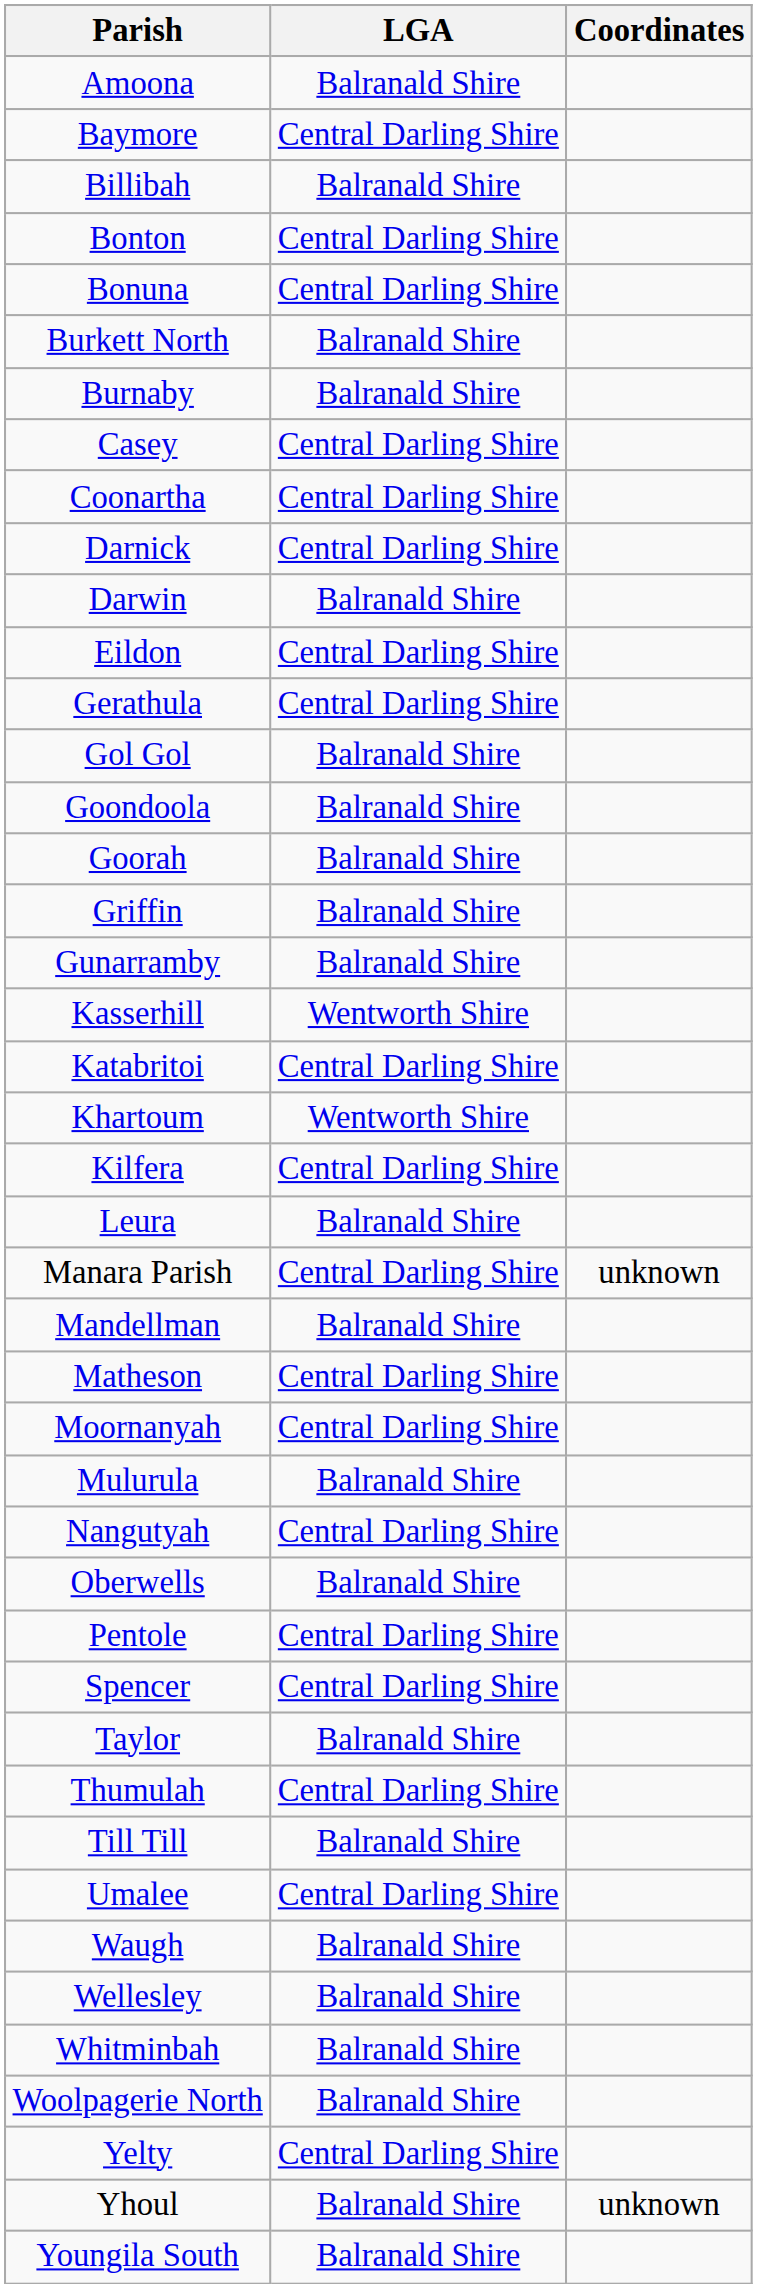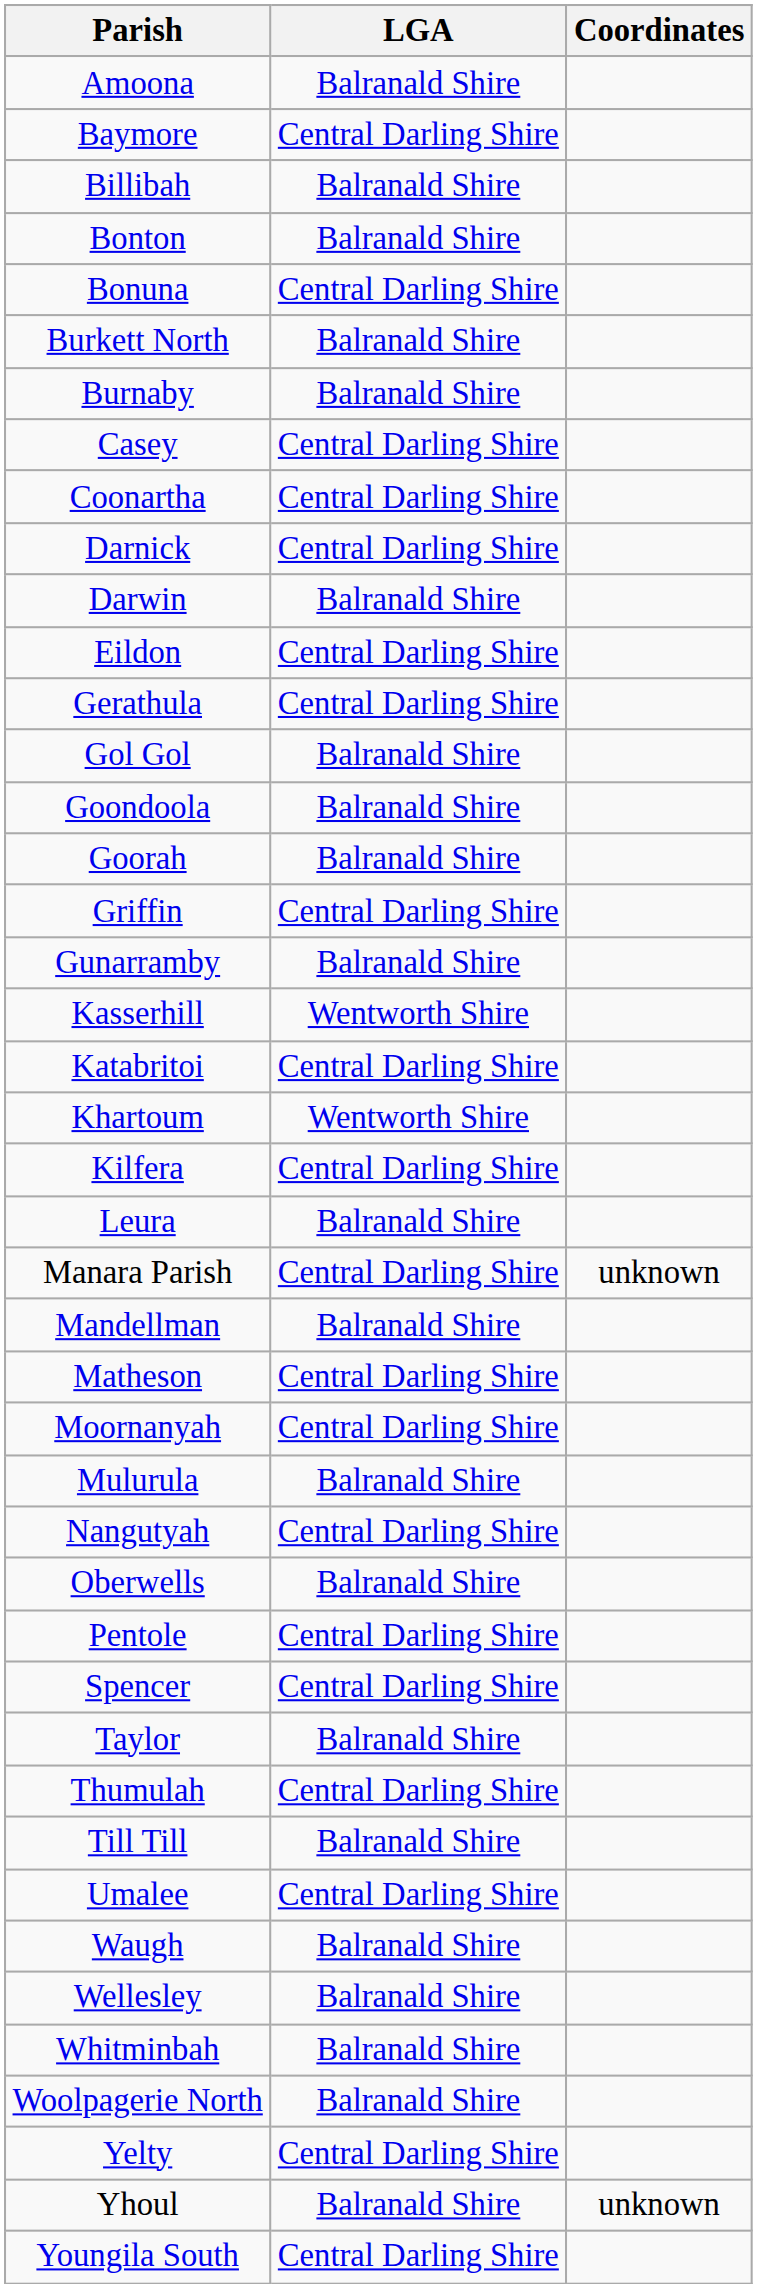(418, 237) Central Darling Shire -> (418, 237) Balranald Shire
(418, 910) Balranald Shire -> (418, 910) Central Darling Shire
(418, 2256) Balranald Shire -> (418, 2256) Central Darling Shire
